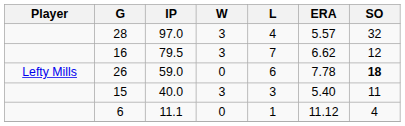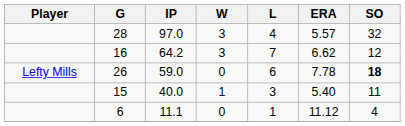(171, 53) 79.5 -> (171, 53) 64.2
(222, 92) 3 -> (222, 92) 1
